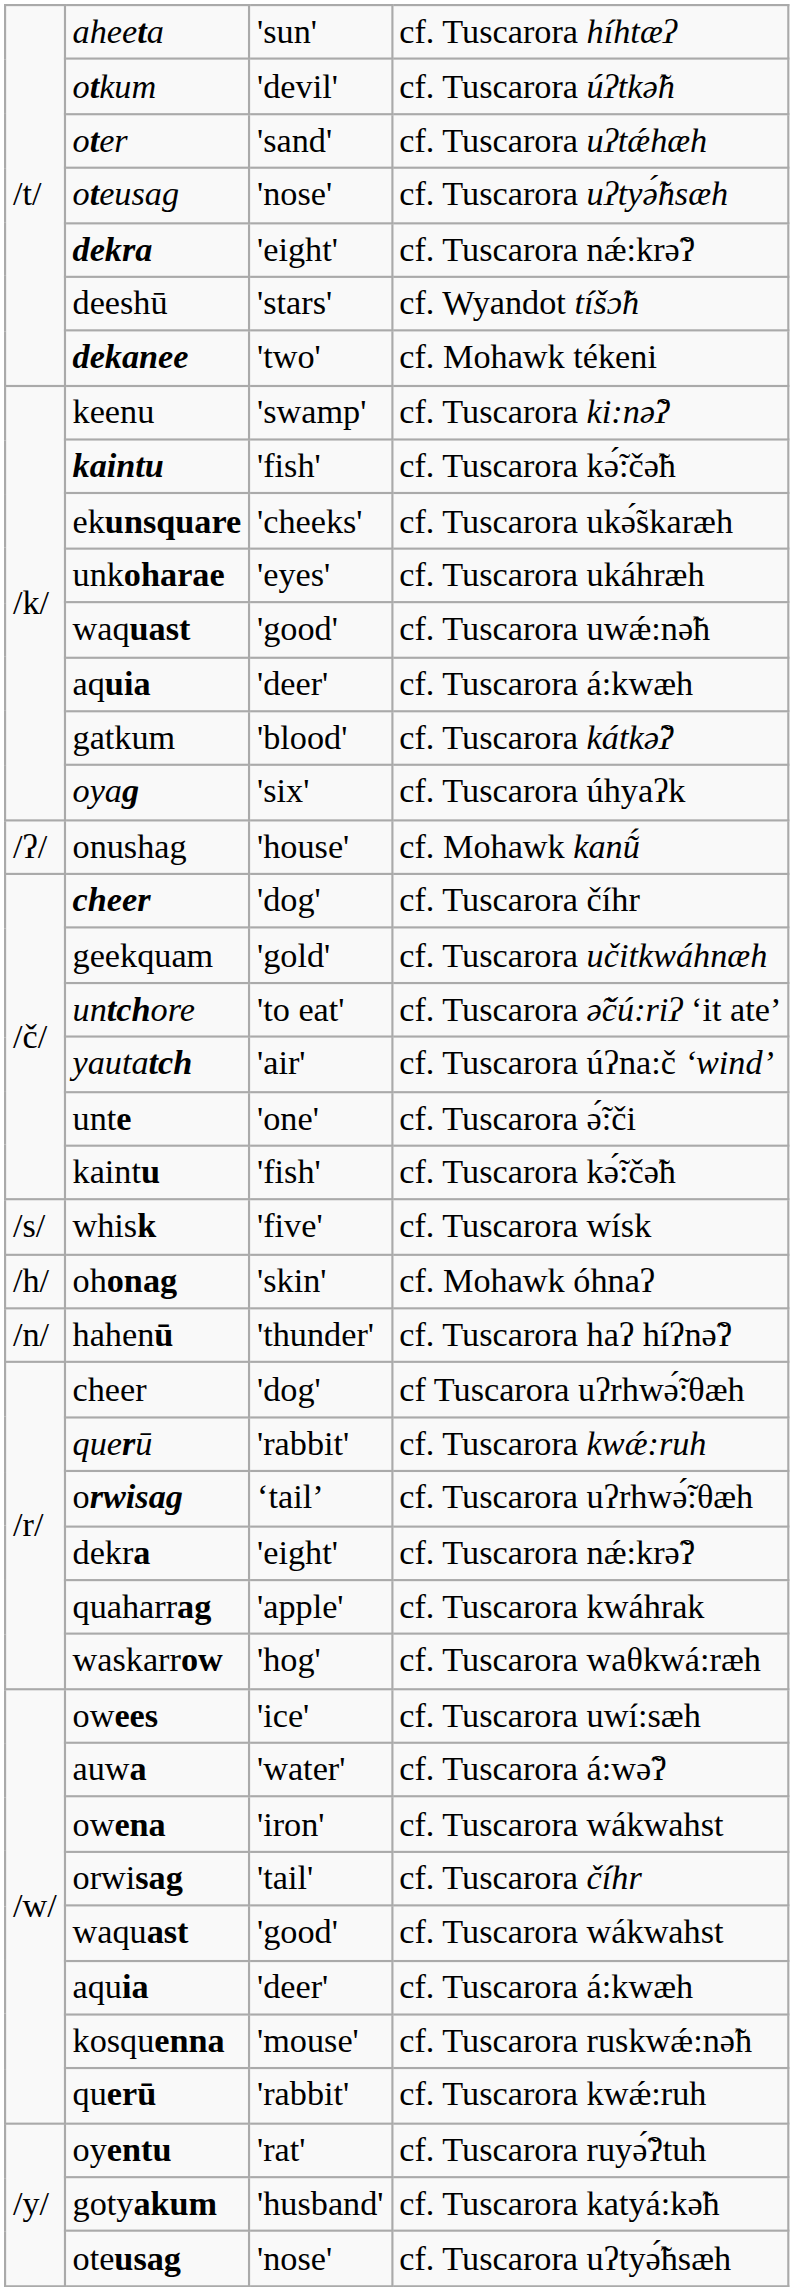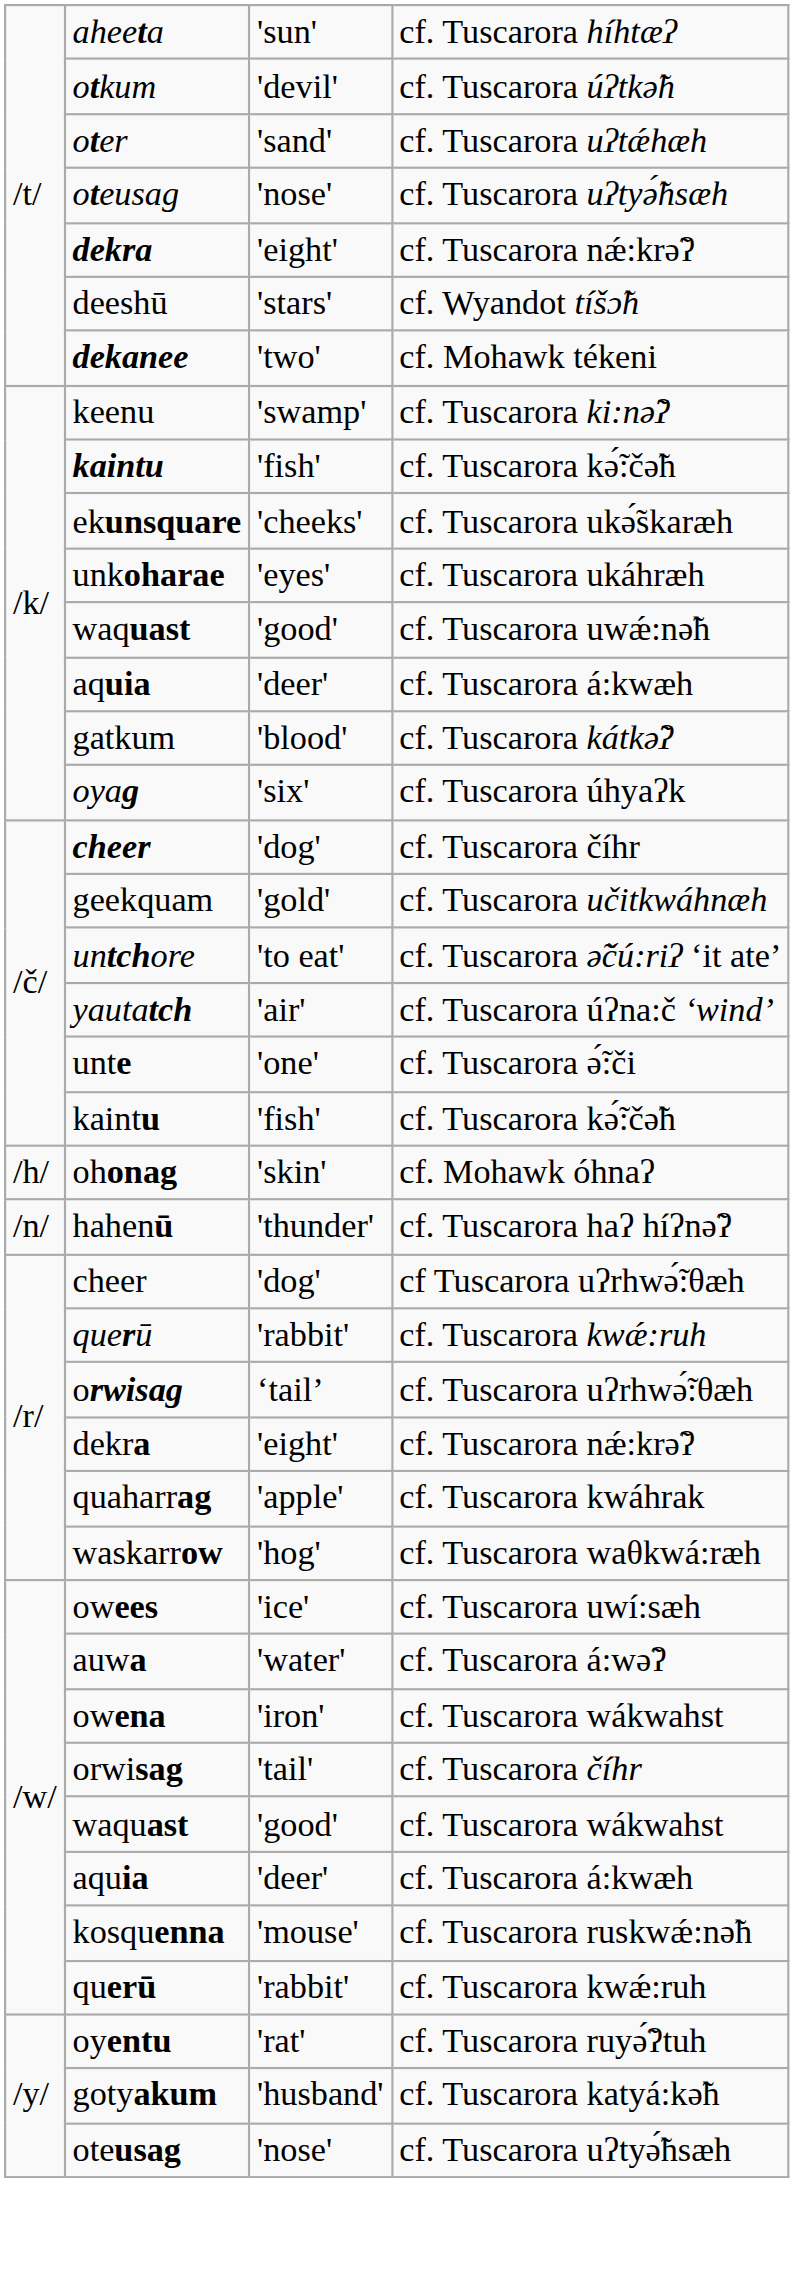- row: (30, 846)
- row: (29, 1226)
